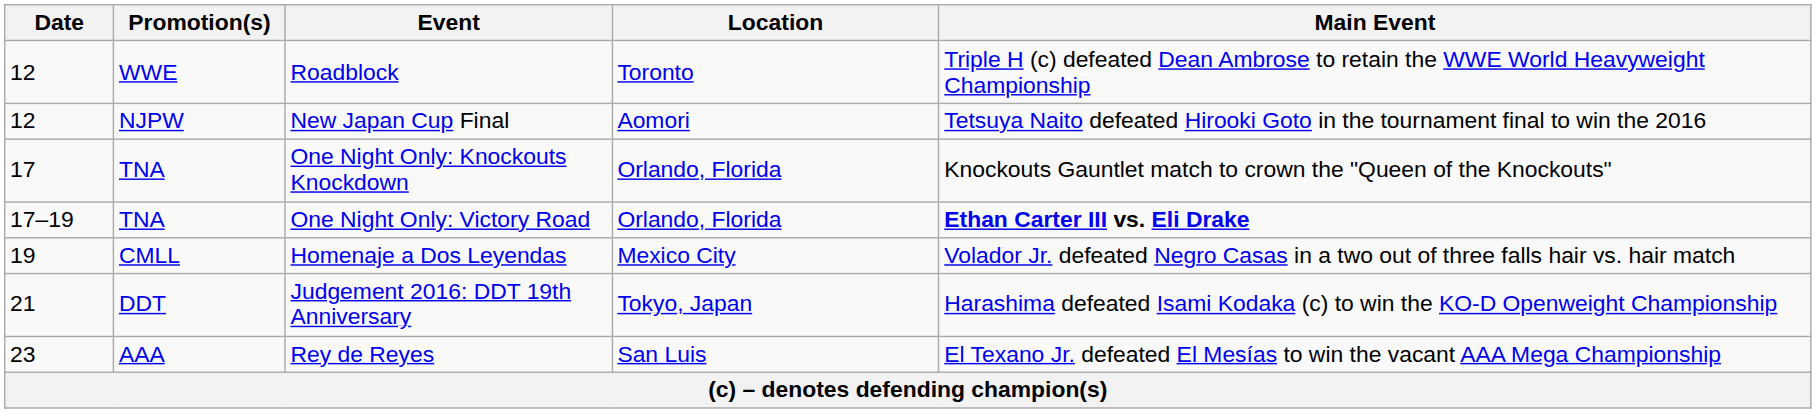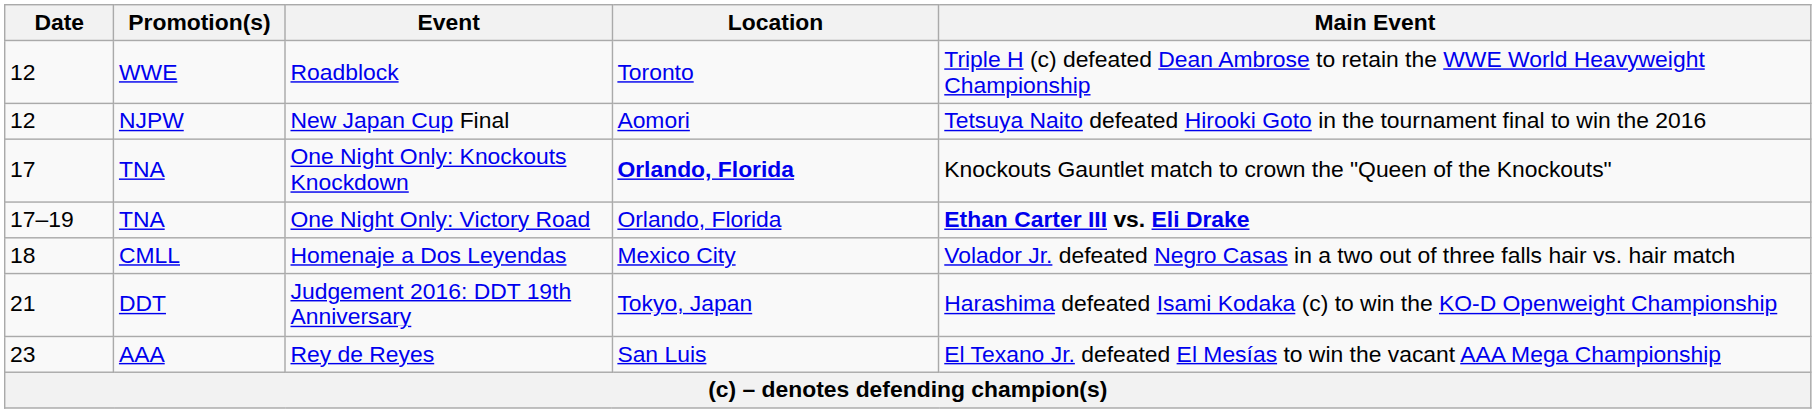(699, 170) normal -> (706, 170) bold
(23, 255) 19 -> (23, 255) 18
